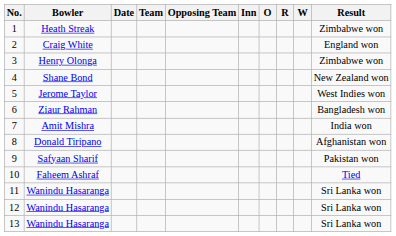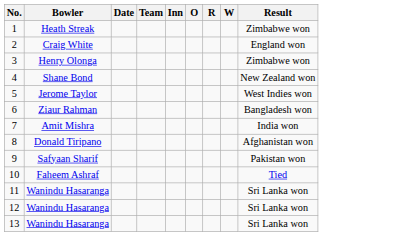- column: (202, 12)
